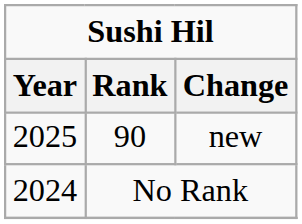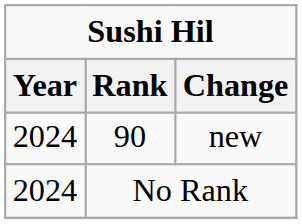(45, 137) 2025 -> (45, 137) 2024
